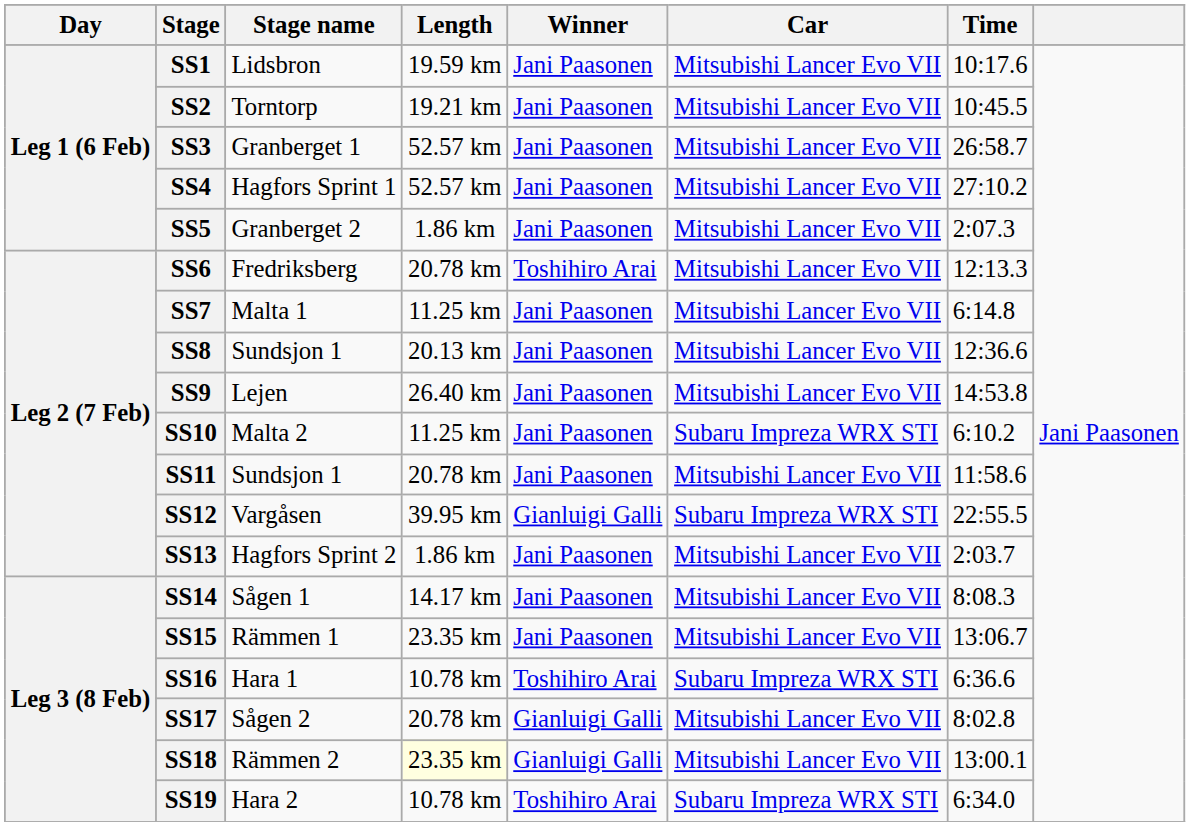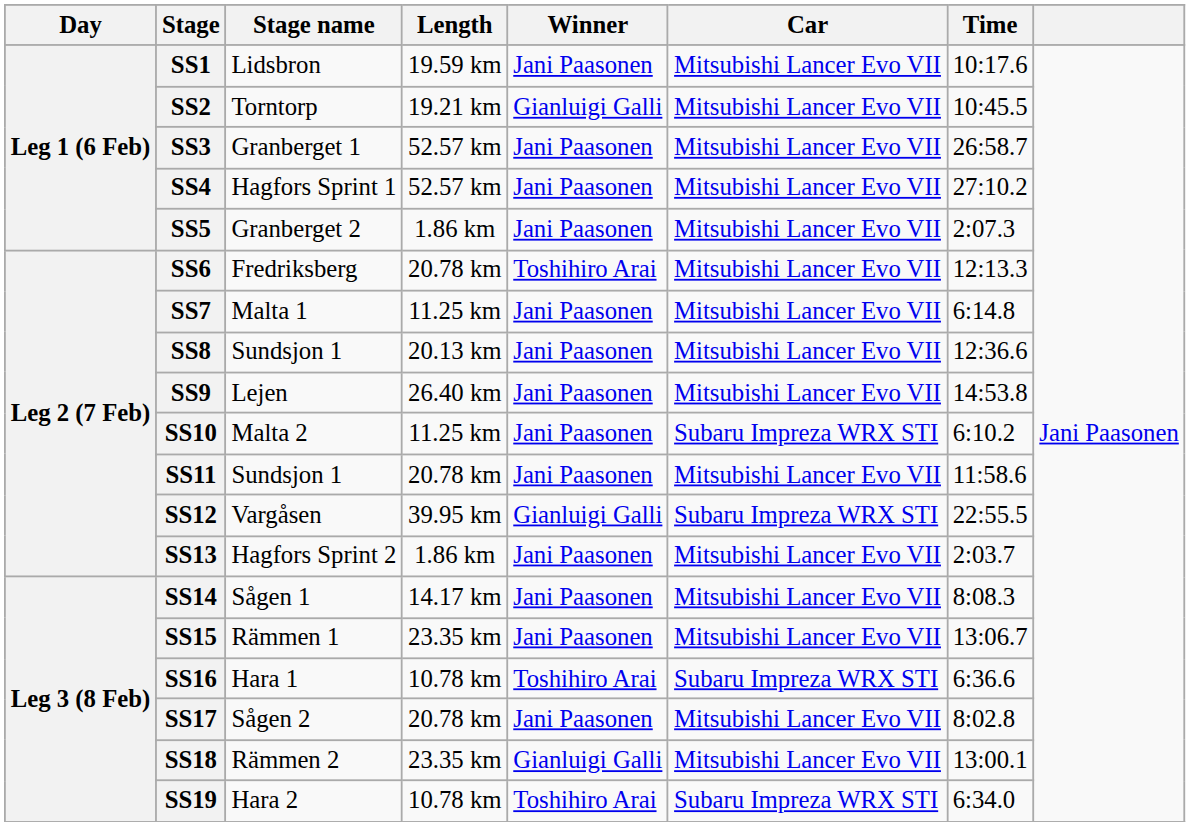(583, 106) Jani Paasonen -> (588, 106) Gianluigi Galli
(588, 718) Gianluigi Galli -> (583, 718) Jani Paasonen
(455, 759) lightyellow background -> (455, 759) no background
